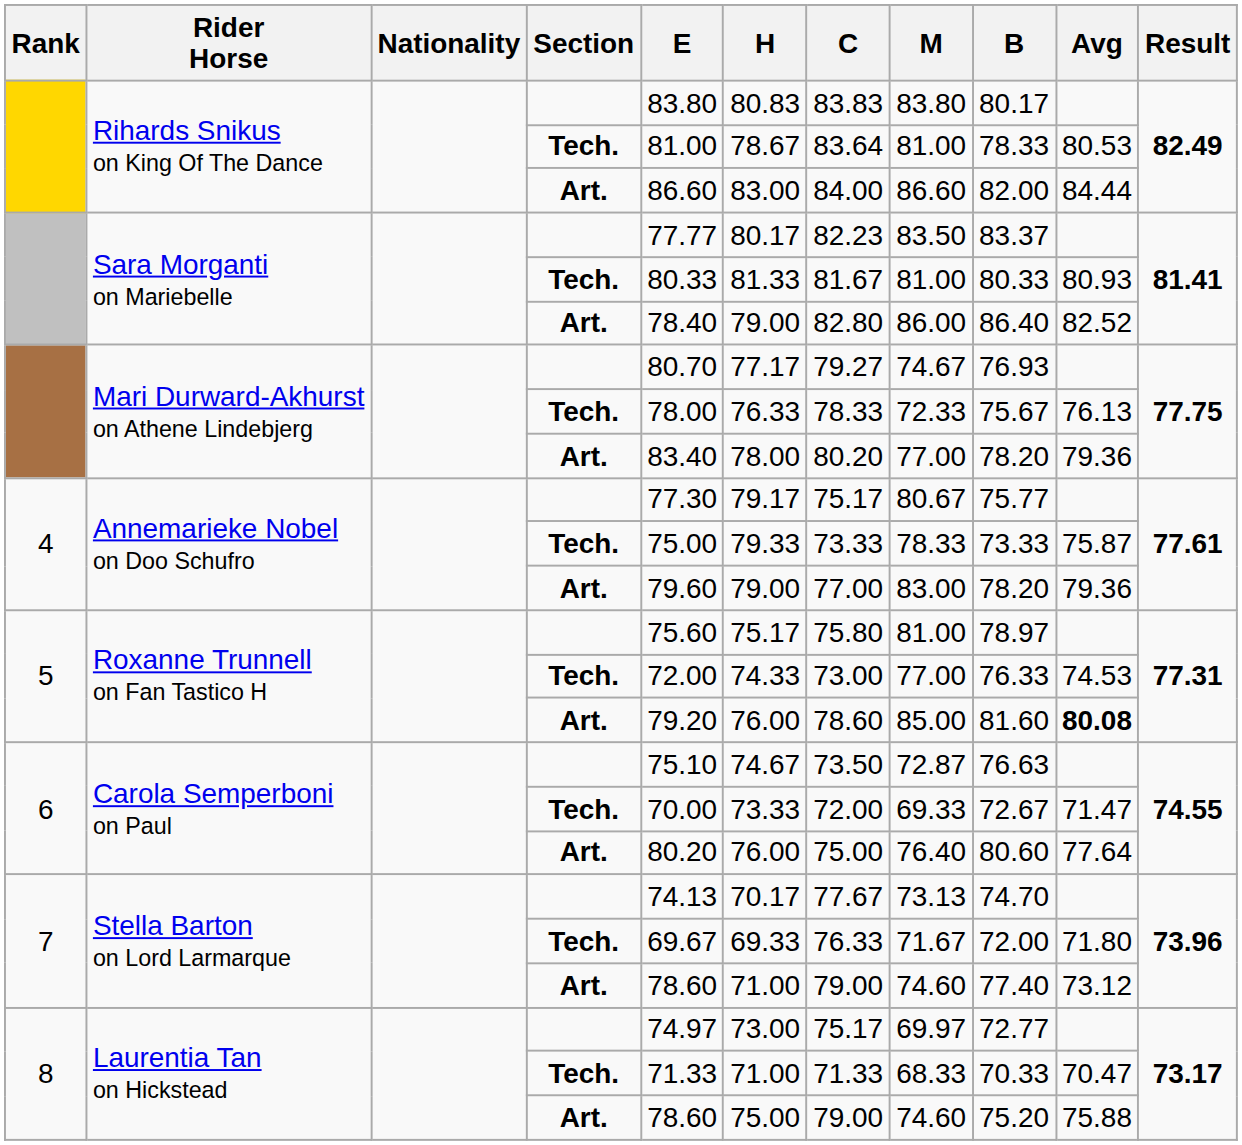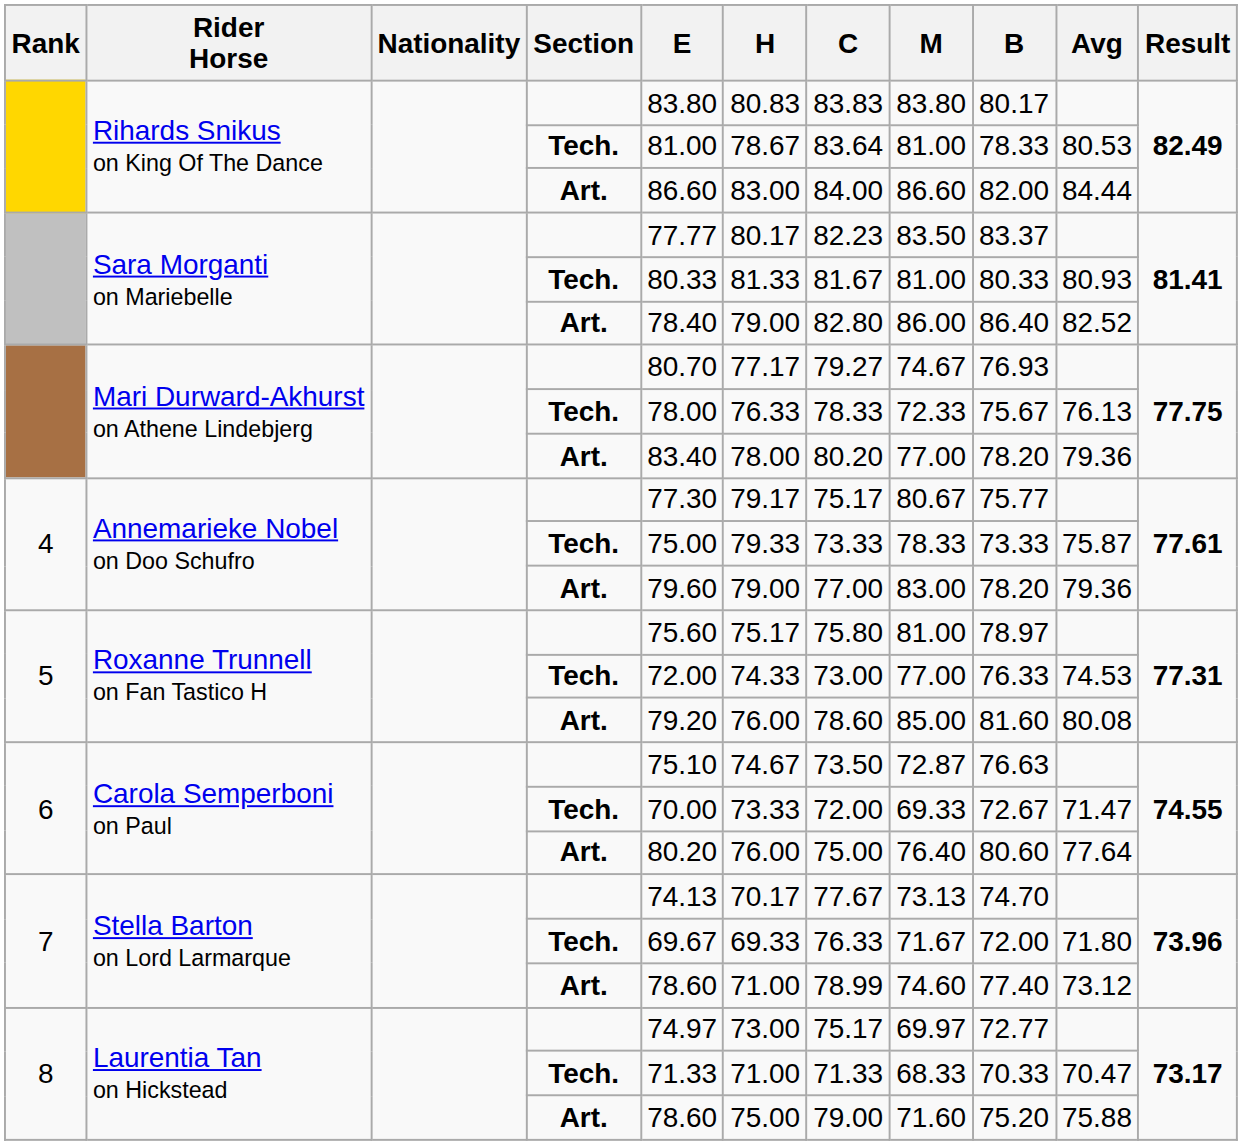(1097, 720) bold -> (1097, 720) normal
(848, 985) 79.00 -> (848, 985) 78.99
(931, 1118) 74.60 -> (931, 1118) 71.60
